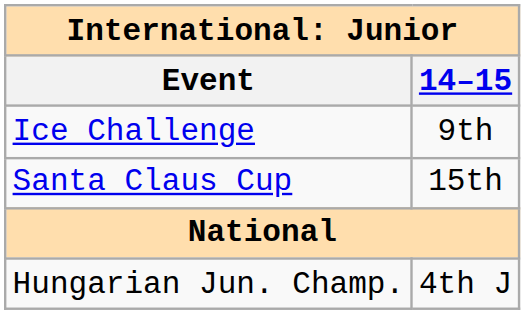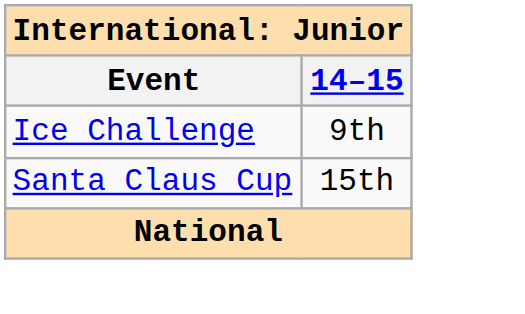- row: (208, 284)
